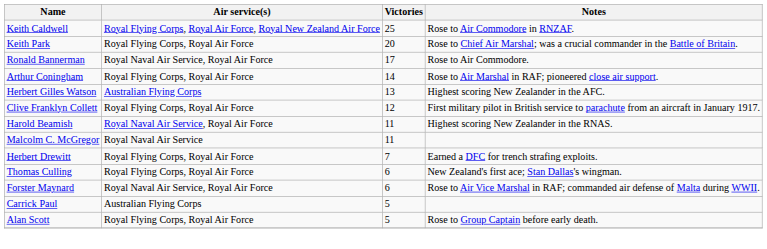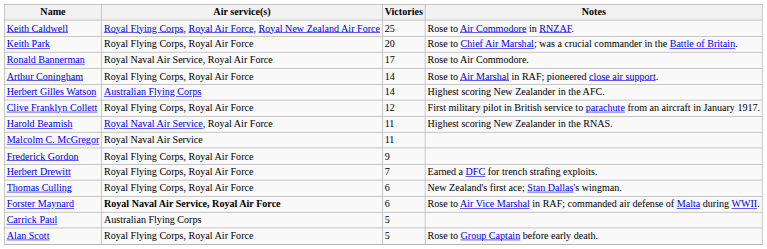(390, 92) 13 -> (390, 92) 14
+ row: (43, 156)
(188, 188) normal -> (192, 204) bold
